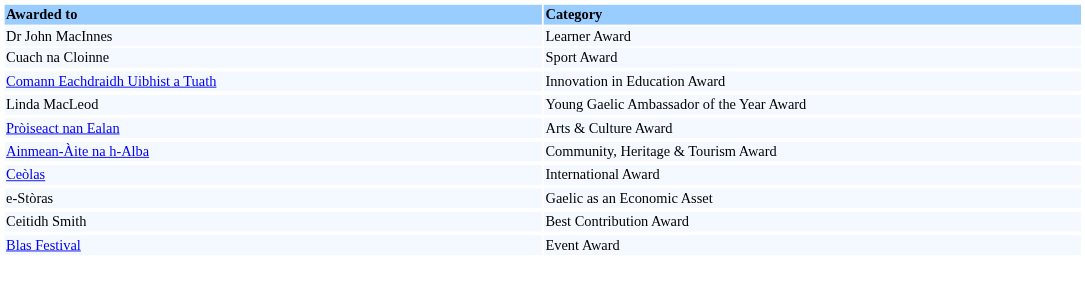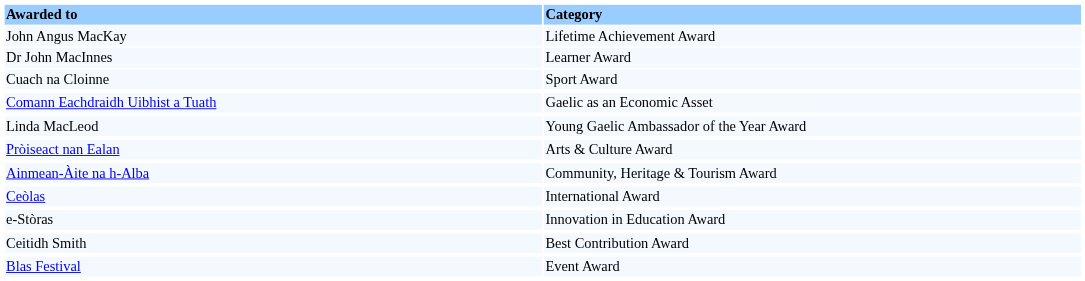+ row: (66, 36)
(635, 81) Innovation in Education Award -> (629, 102) Gaelic as an Economic Asset
(629, 198) Gaelic as an Economic Asset -> (635, 219) Innovation in Education Award
